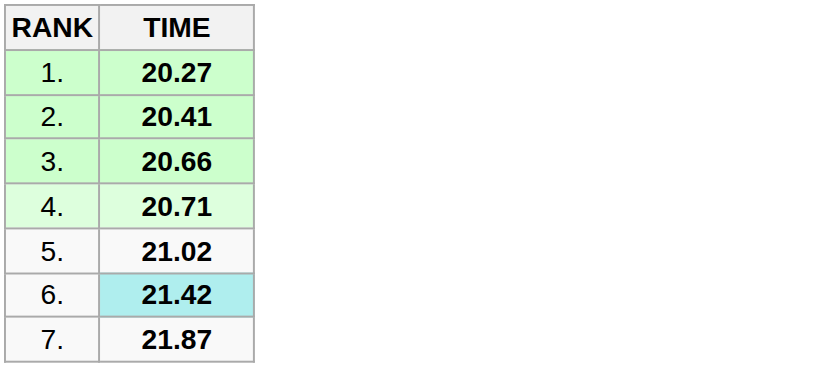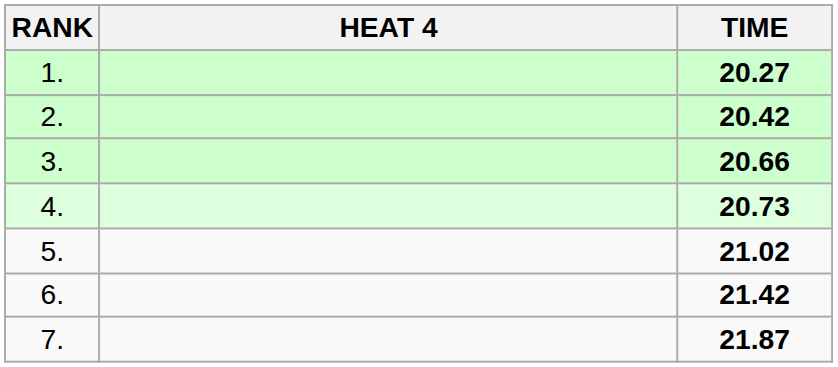+ column: (389, 28)
(177, 117) 20.41 -> (755, 117) 20.42
(177, 206) 20.71 -> (755, 206) 20.73
(177, 295) paleturquoise background -> (755, 295) no background
